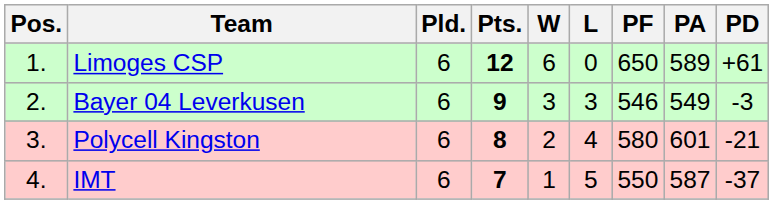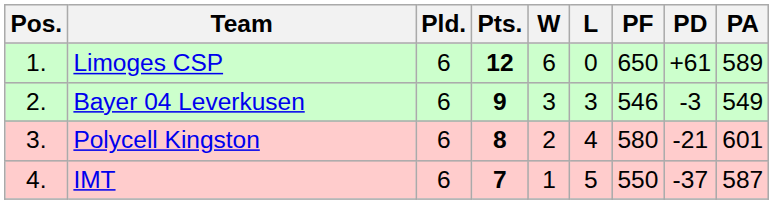columns swapped: (690, 23) <-> (742, 23)
